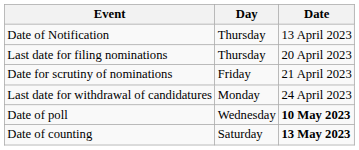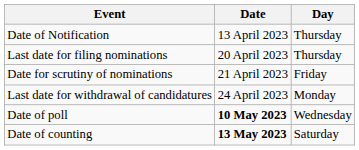columns swapped: (317, 14) <-> (247, 14)
